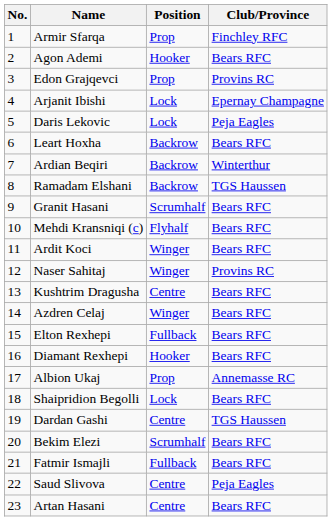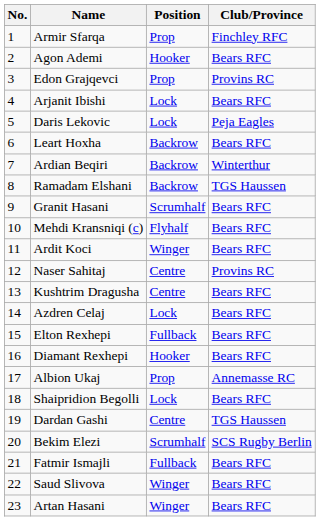(268, 100) Epernay Champagne -> (241, 100) Bears RFC
(169, 270) Winger -> (167, 270) Centre
(169, 313) Winger -> (163, 313) Lock
(241, 441) Bears RFC -> (262, 441) SCS Rugby Berlin
(167, 484) Centre -> (169, 484) Winger
(243, 484) Peja Eagles -> (241, 484) Bears RFC
(167, 505) Centre -> (169, 505) Winger
